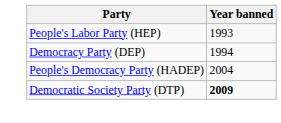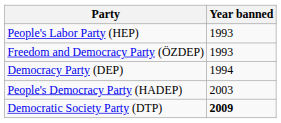+ row: (106, 52)
(221, 71) 2004 -> (221, 89) 2003
